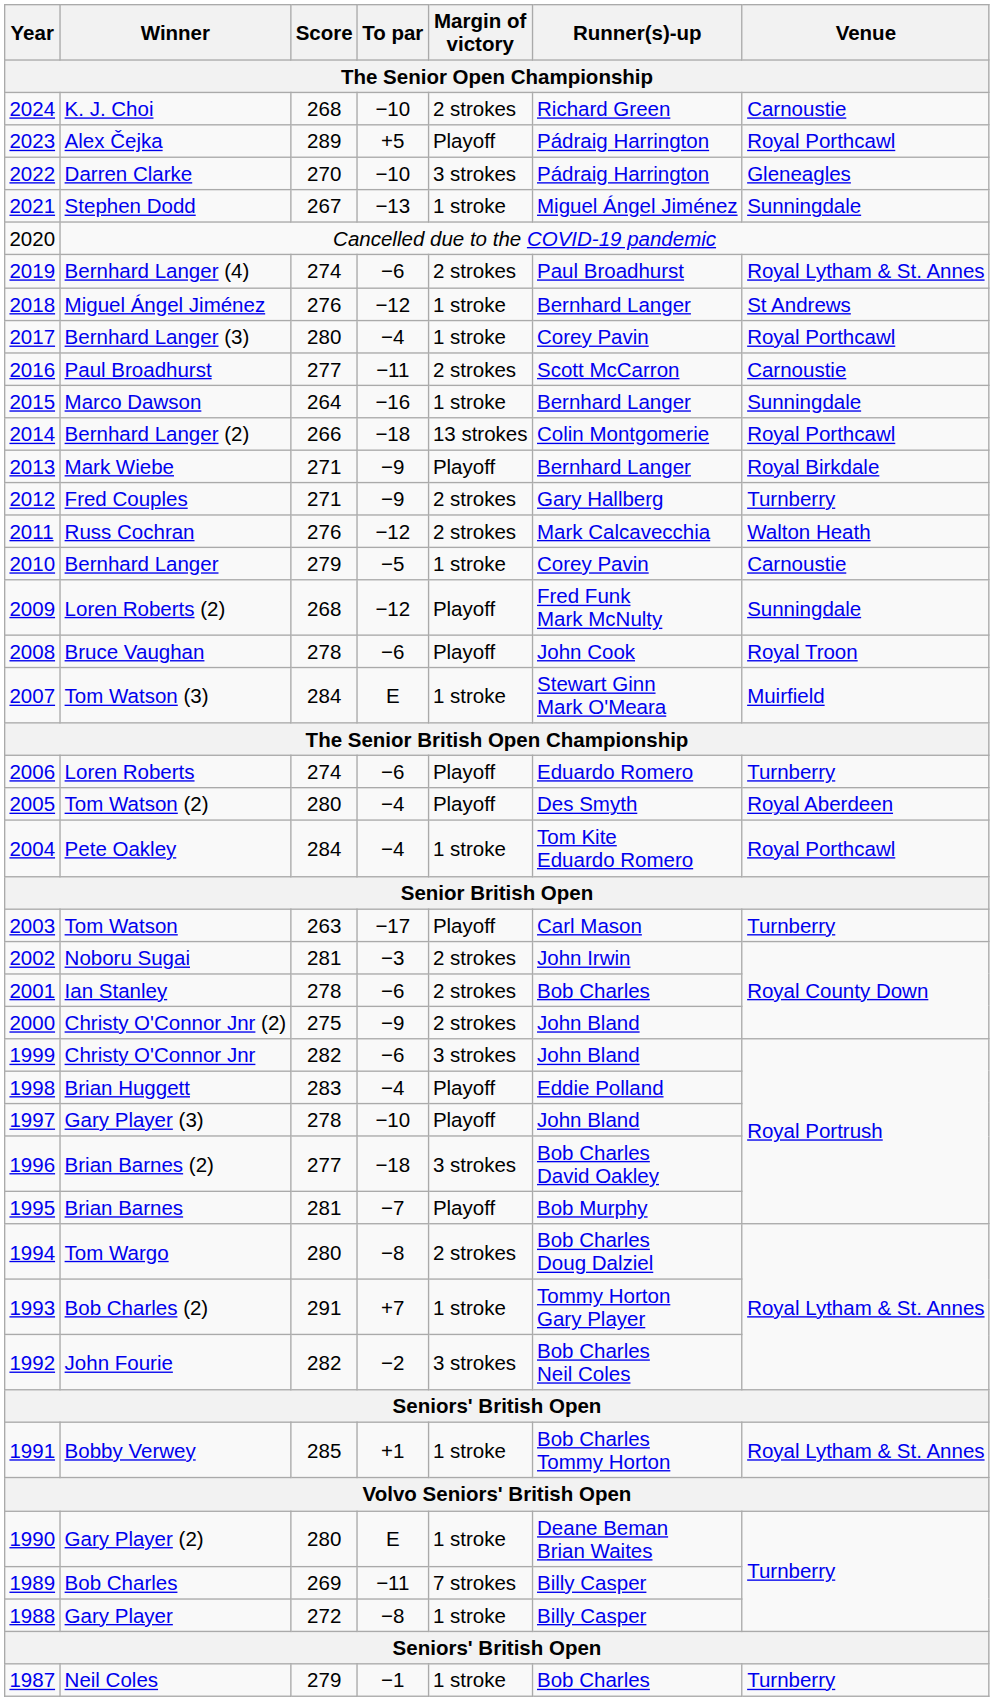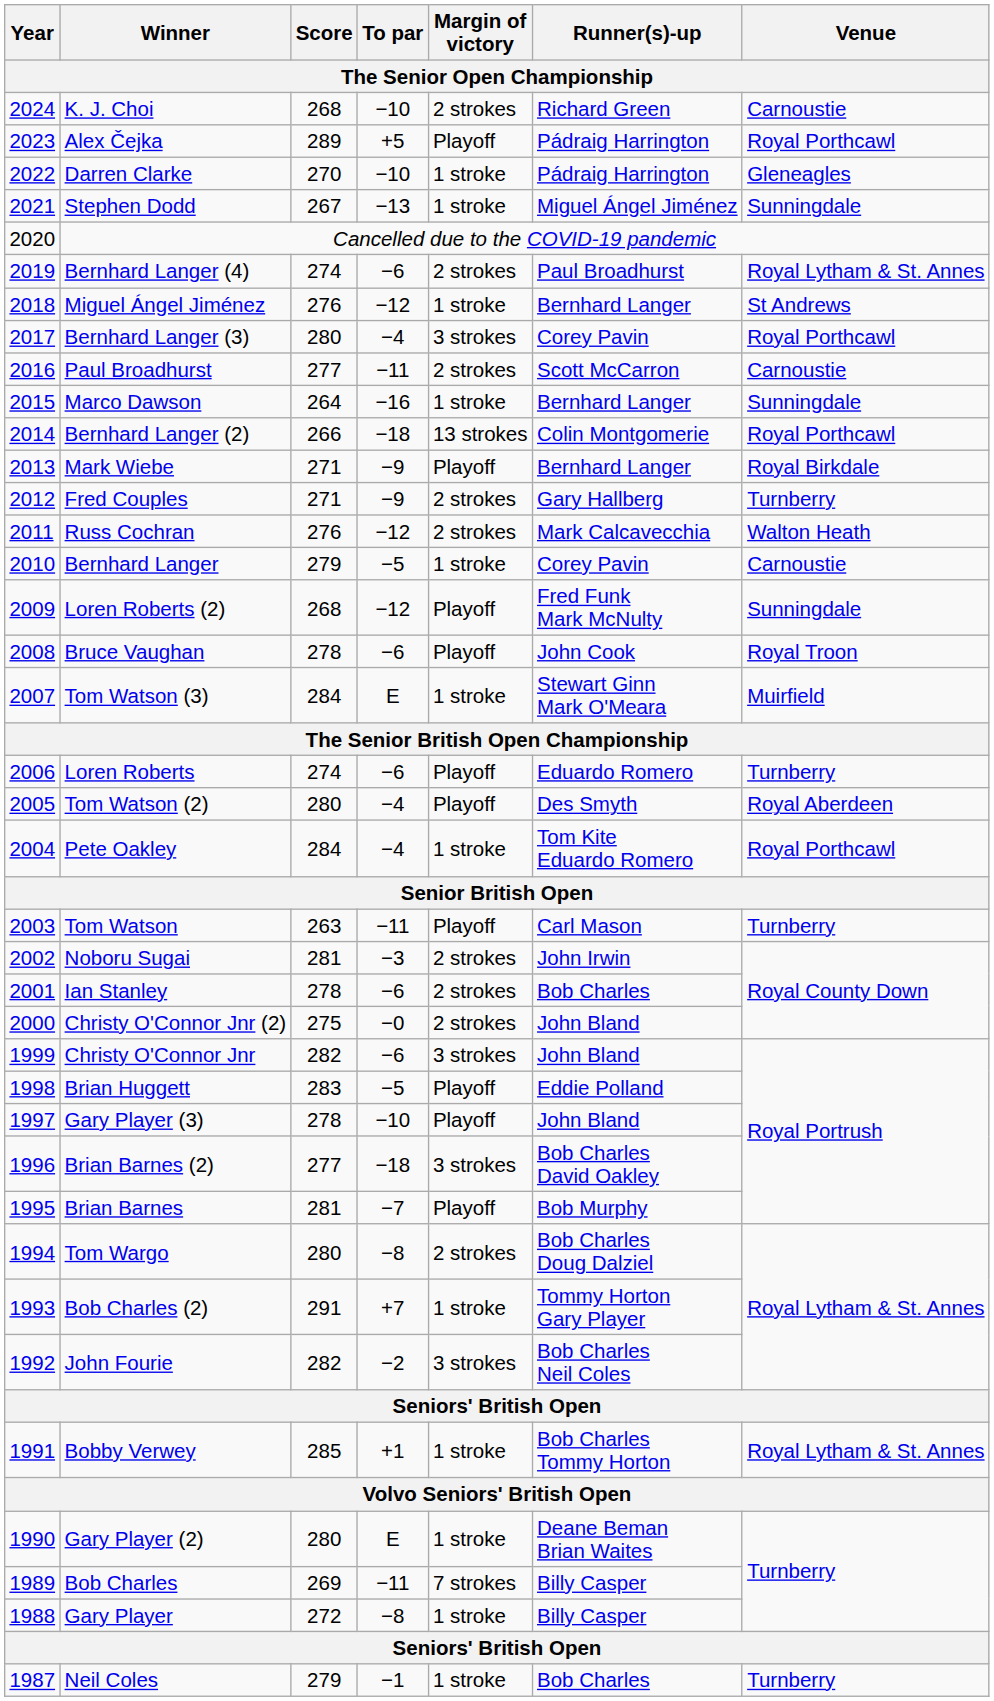(474, 174) 3 strokes -> (469, 174) 1 stroke
(469, 336) 1 stroke -> (474, 336) 3 strokes
(393, 925) −17 -> (393, 925) −11
(393, 1022) −9 -> (393, 1022) −0
(393, 1087) −4 -> (393, 1087) −5
